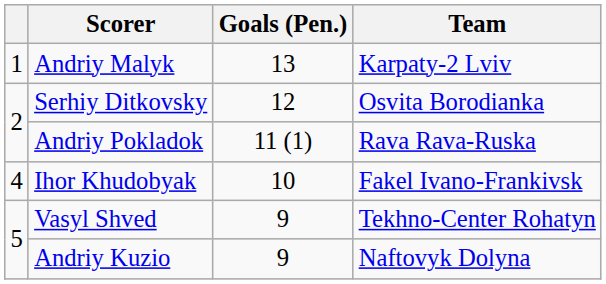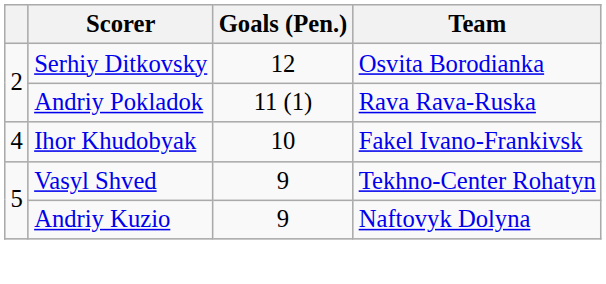- row: (104, 63)
